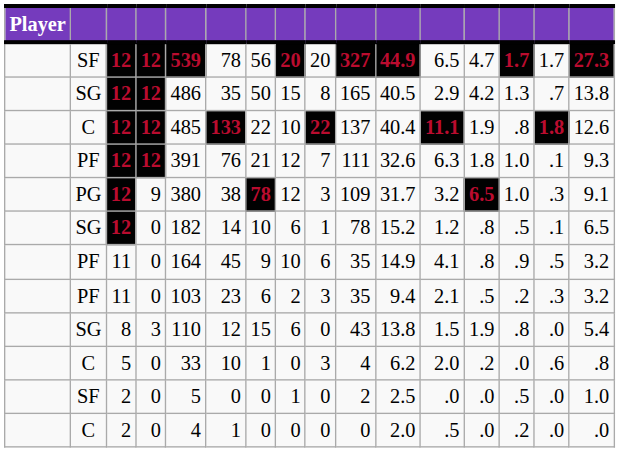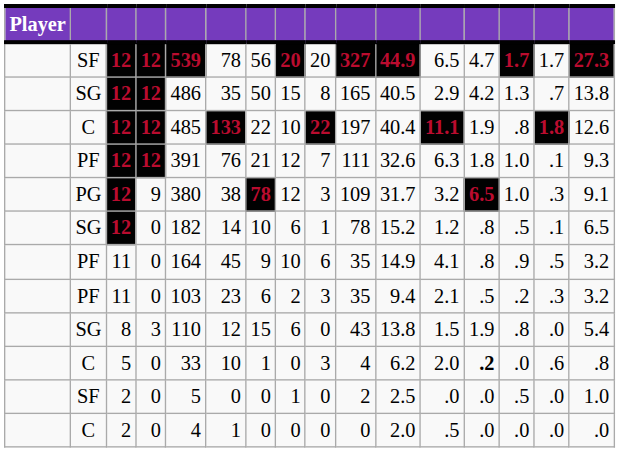(355, 127) 137 -> (355, 127) 197
(487, 362) normal -> (487, 362) bold
(522, 429) .2 -> (522, 429) .0
